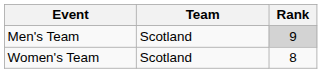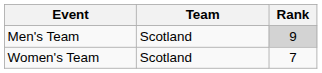(293, 57) 8 -> (293, 57) 7
